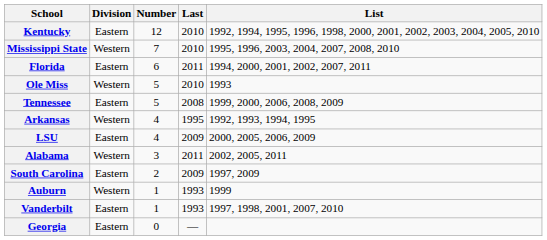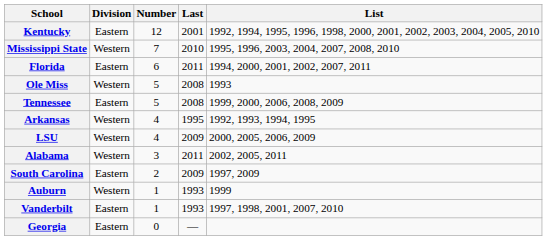(193, 31) 2010 -> (193, 31) 2001
(193, 84) 2010 -> (193, 84) 2008
(112, 137) Eastern -> (112, 137) Western
